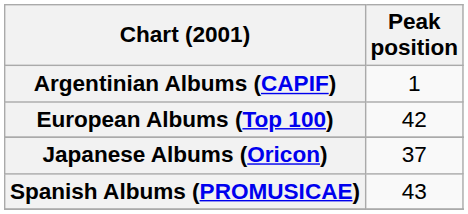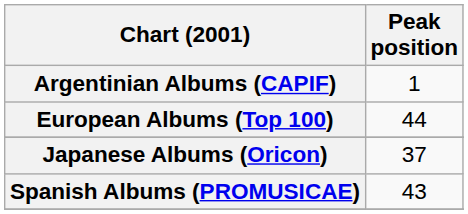(414, 119) 42 -> (414, 119) 44
